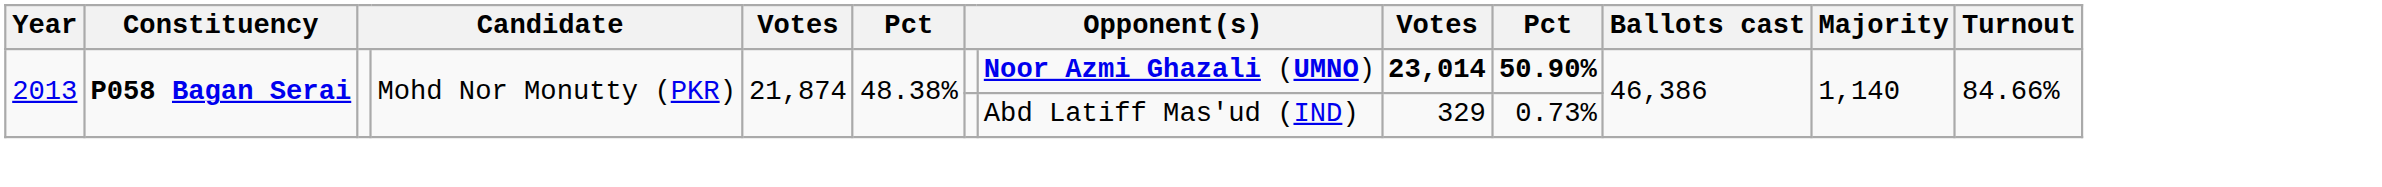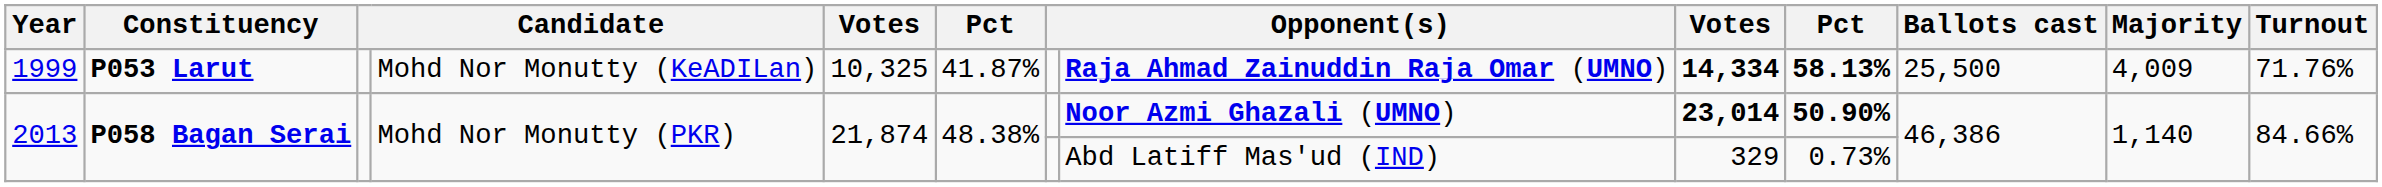+ row: (45, 71)
